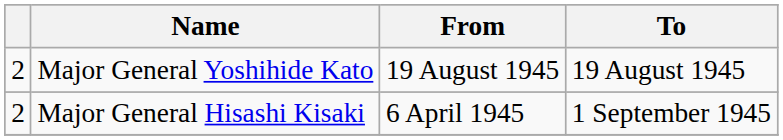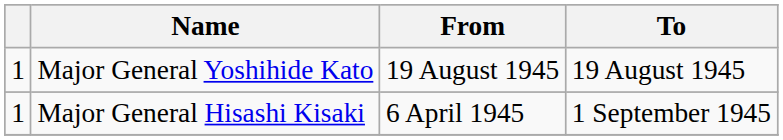(18, 69) 2 -> (18, 69) 1
(18, 112) 2 -> (18, 112) 1
